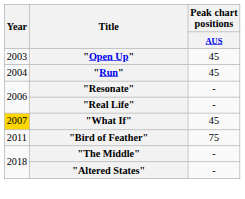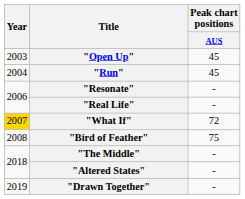(214, 121) 45 -> (214, 121) 72
(17, 137) 2011 -> (17, 137) 2008
+ row: (109, 186)
